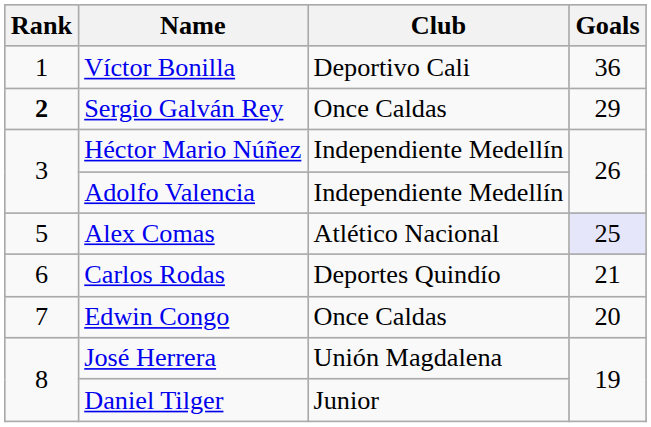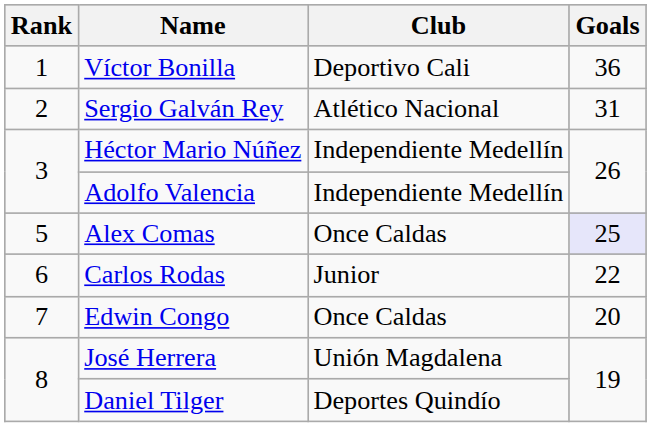(41, 108) bold -> (41, 108) normal
(380, 108) Once Caldas -> (406, 108) Atlético Nacional
(608, 108) 29 -> (608, 108) 31
(406, 233) Atlético Nacional -> (380, 233) Once Caldas
(407, 274) Deportes Quindío -> (346, 274) Junior
(608, 274) 21 -> (608, 274) 22
(346, 399) Junior -> (407, 399) Deportes Quindío
